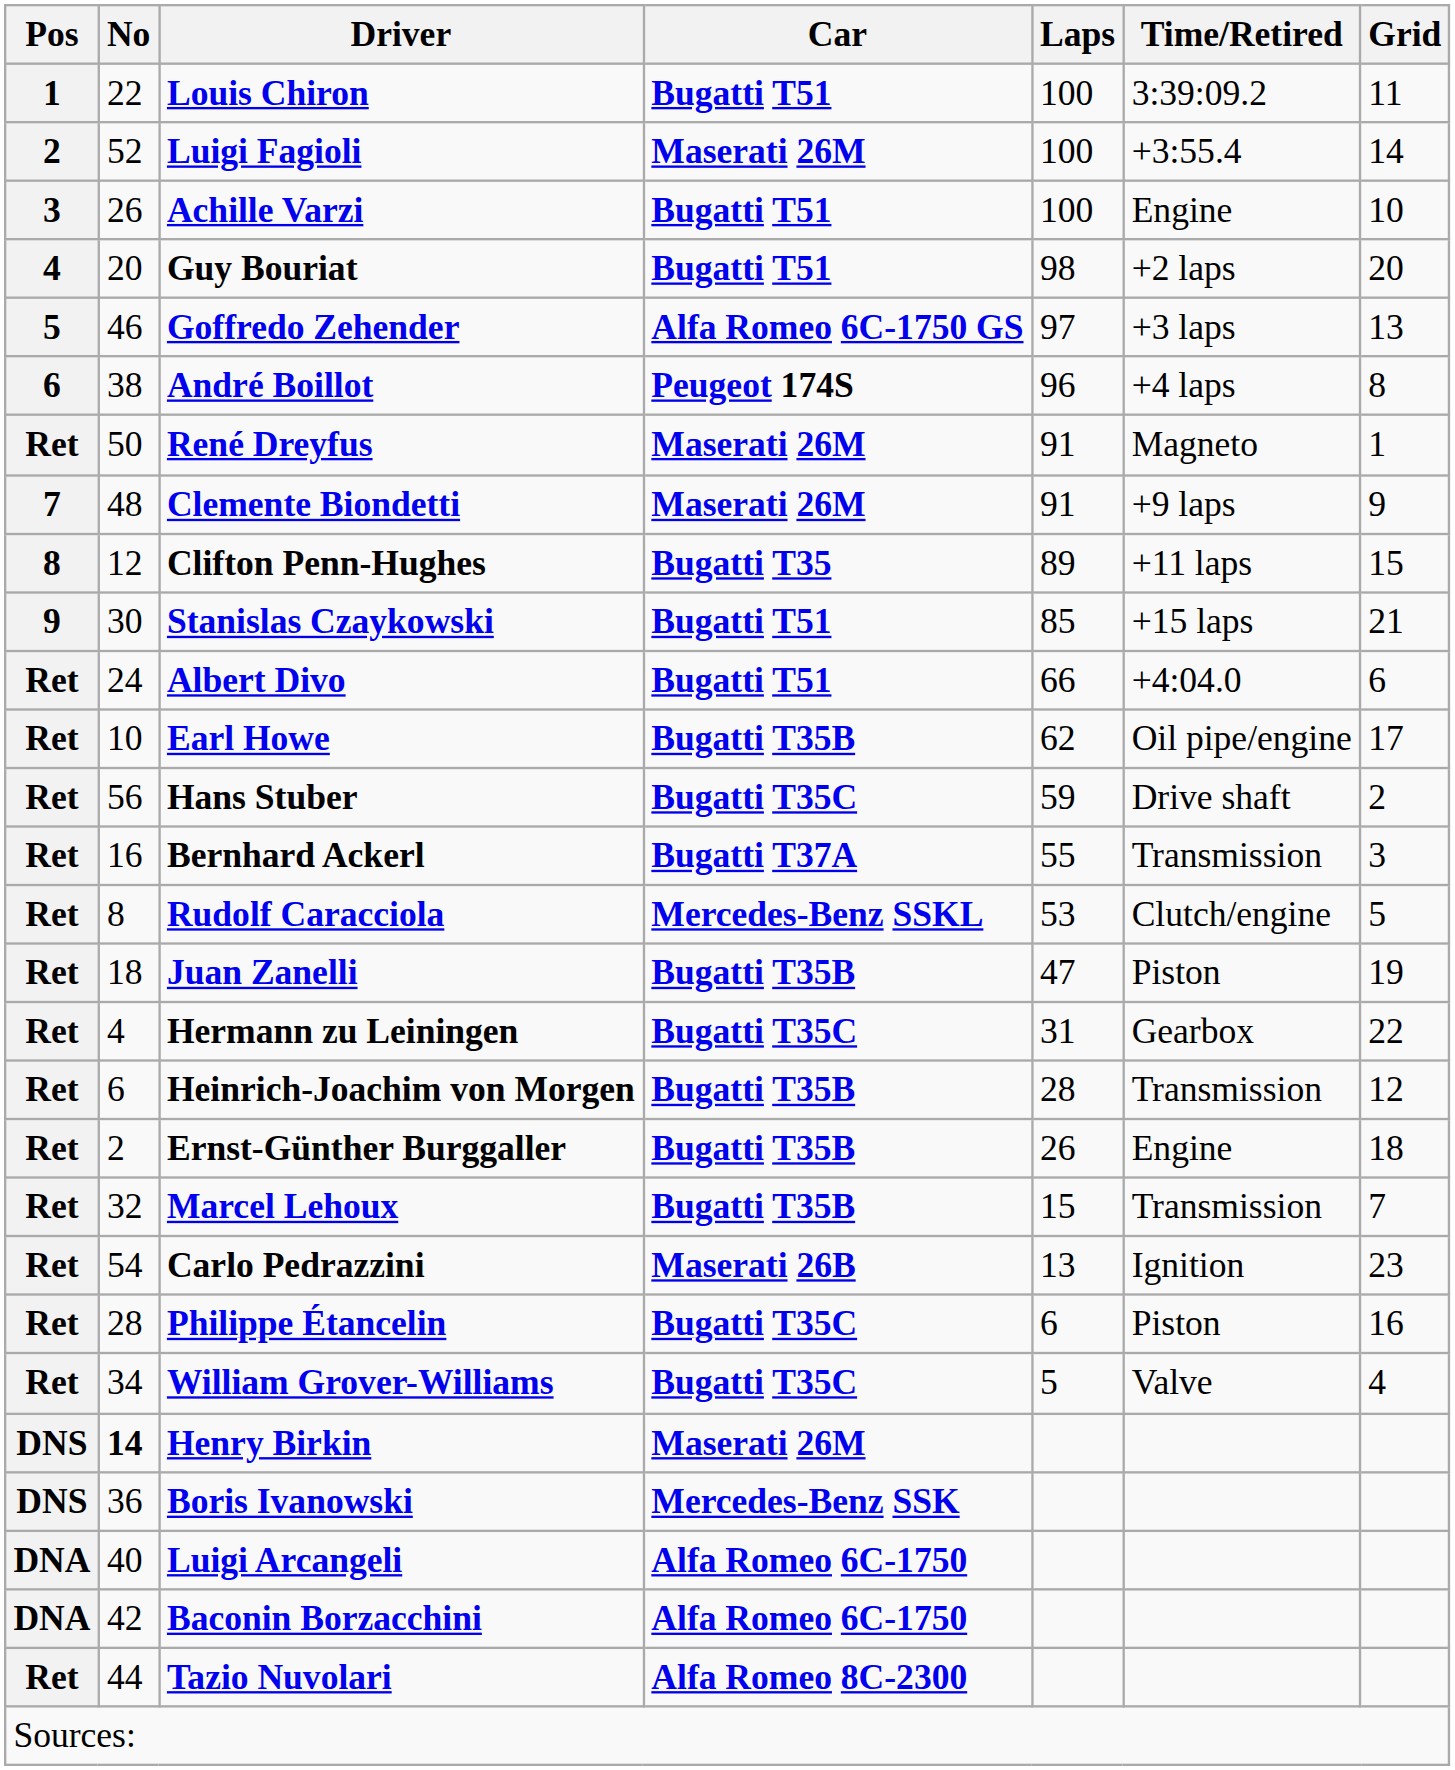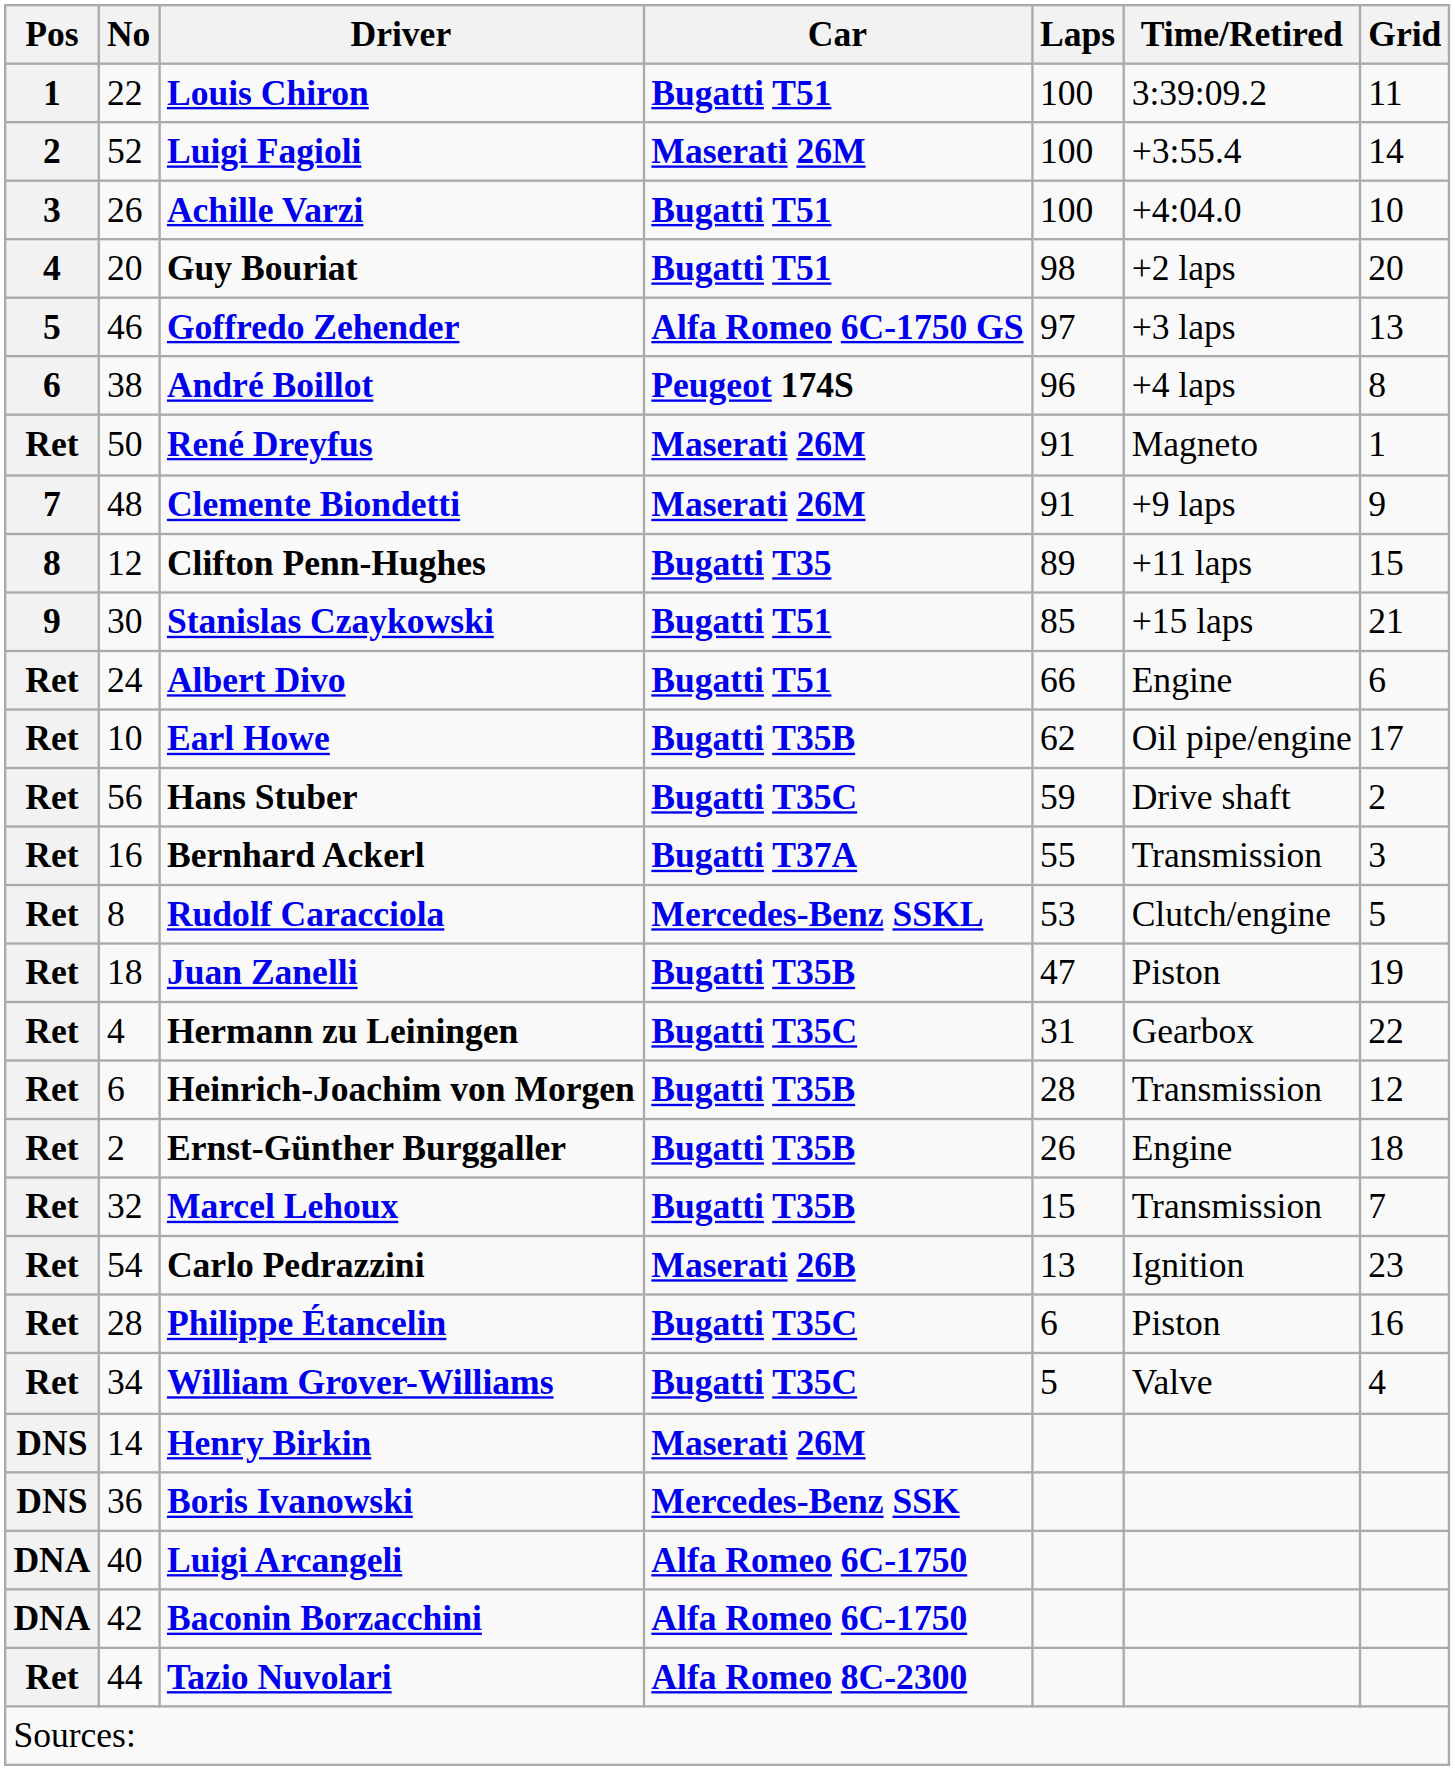(1182, 209) Engine -> (1187, 209) +4:04.0
(1187, 679) +4:04.0 -> (1182, 679) Engine
(125, 1441) bold -> (125, 1441) normal
